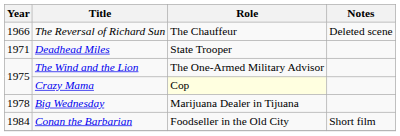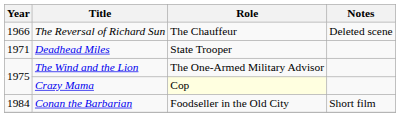- row: (70, 103)
